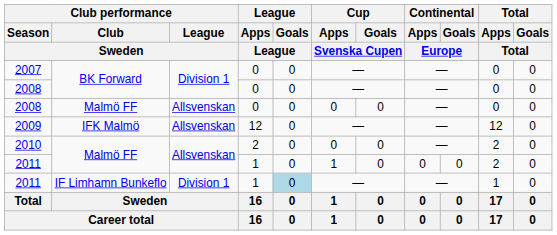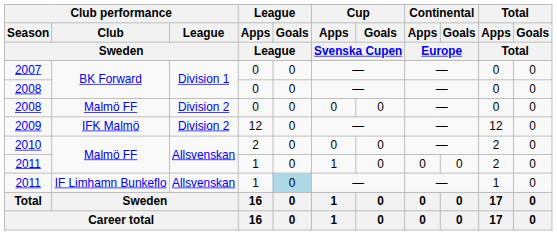(204, 107) Allsvenskan -> (204, 107) Division 2
(204, 126) Allsvenskan -> (204, 126) Division 2
(204, 182) Division 1 -> (204, 182) Allsvenskan
